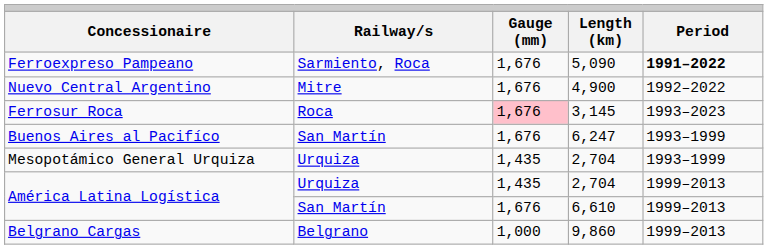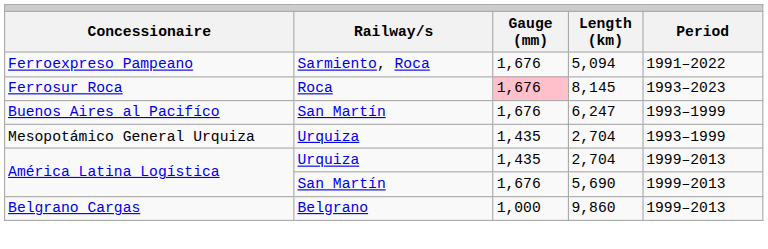(593, 64) 5,090 -> (593, 64) 5,094
(686, 64) bold -> (686, 64) normal
- row: (109, 88)
(593, 112) 3,145 -> (593, 88) 8,145
(593, 208) 6,610 -> (593, 184) 5,690
